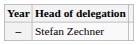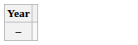- column: (80, 13)
